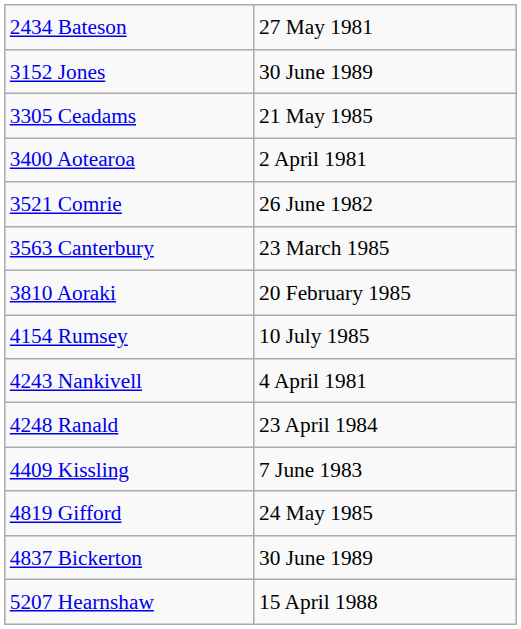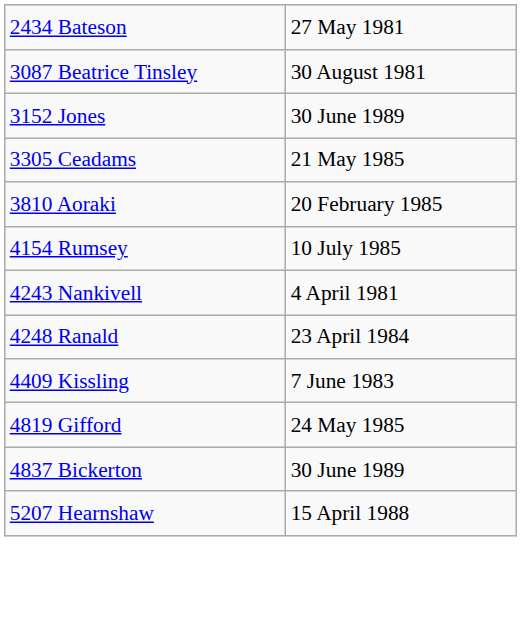+ row: (103, 71)
- row: (72, 159)
- row: (66, 203)
- row: (82, 248)
